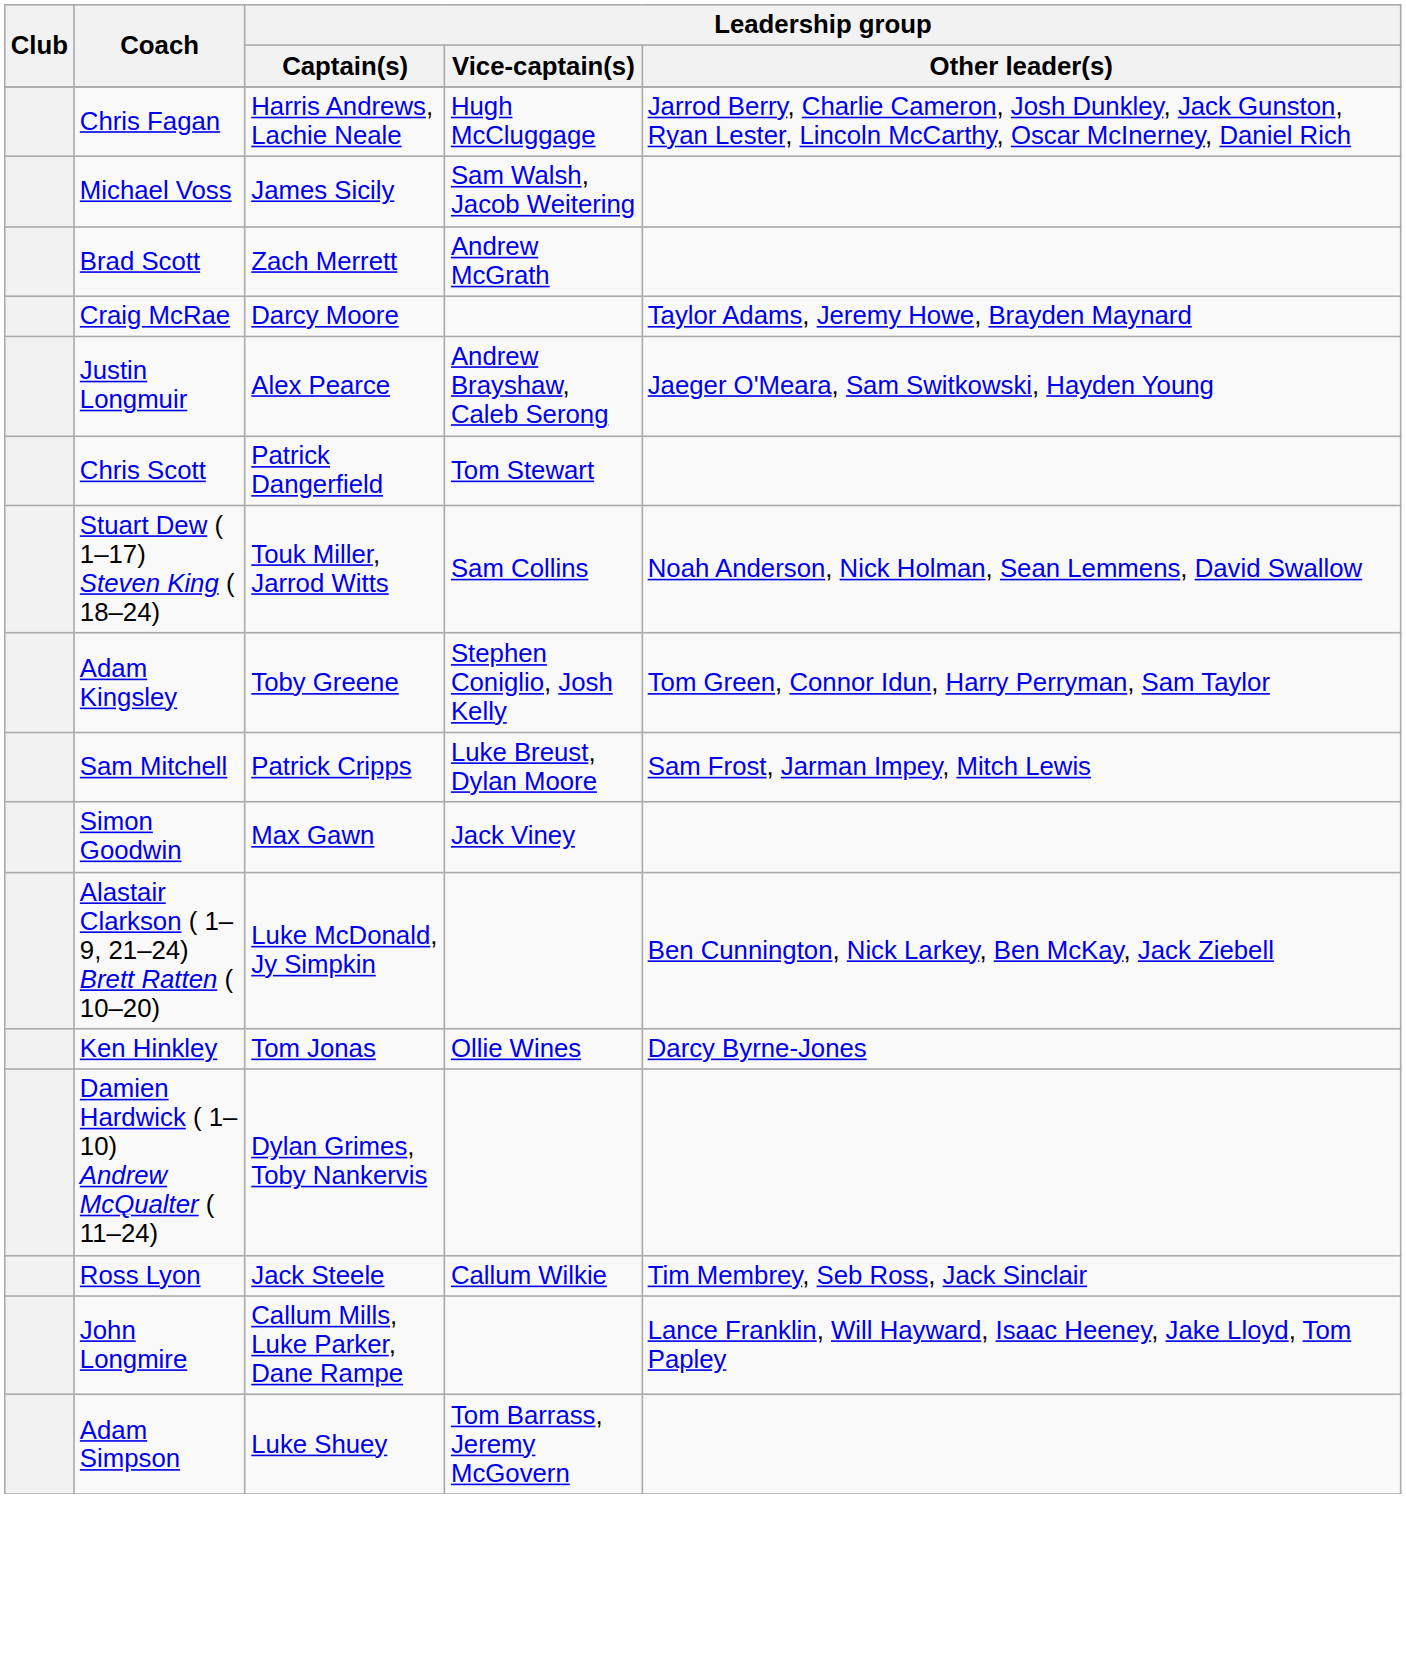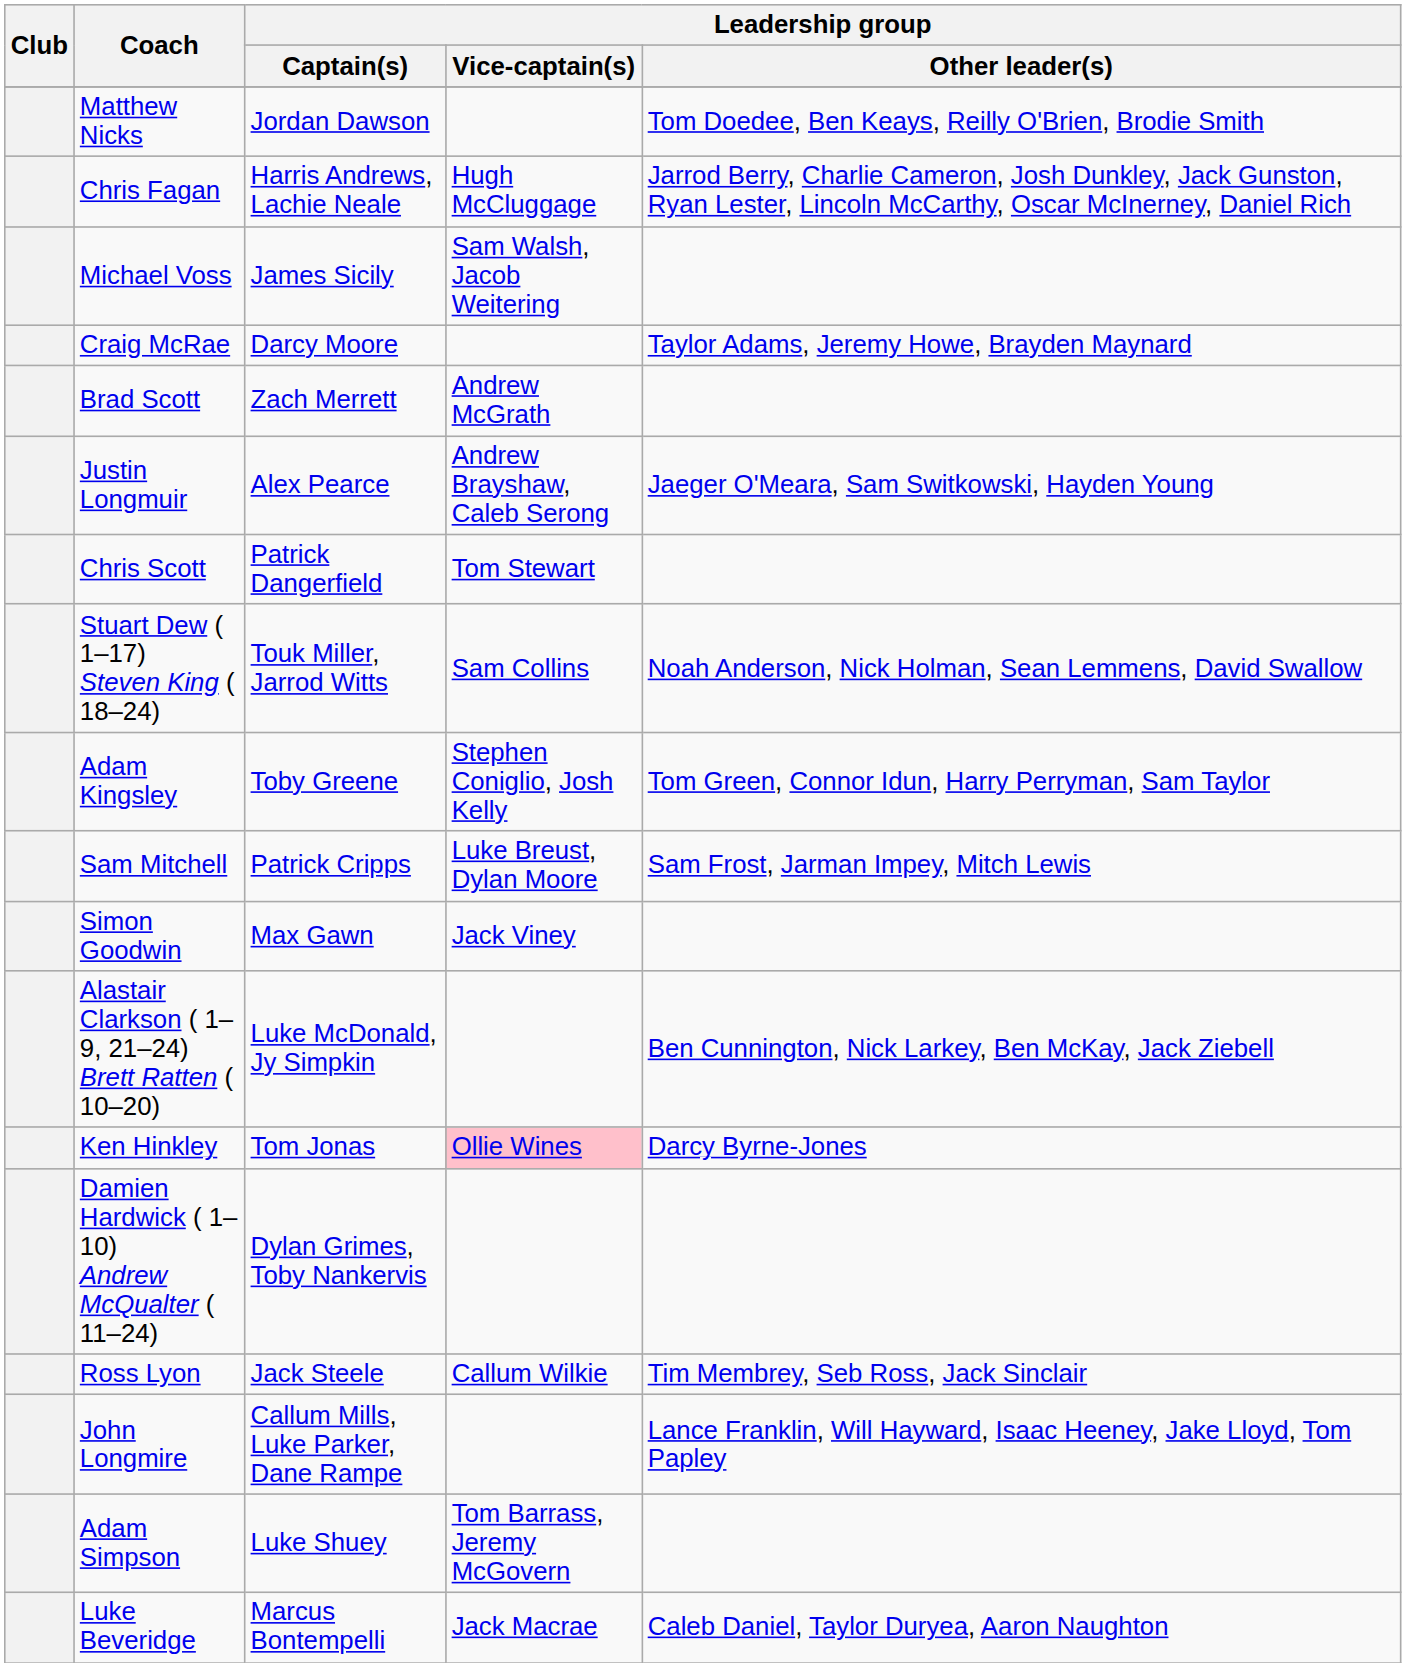+ row: (129, 121)
rows swapped: (155, 316) <-> (140, 260)
(516, 1048) no background -> (517, 1147) pink background
+ row: (138, 1627)
